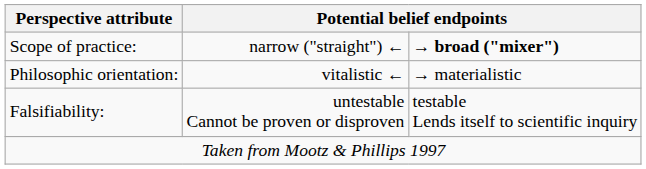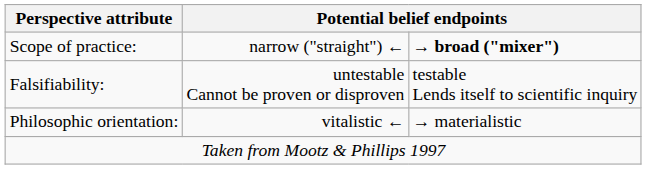rows swapped: (94, 74) <-> (57, 112)
